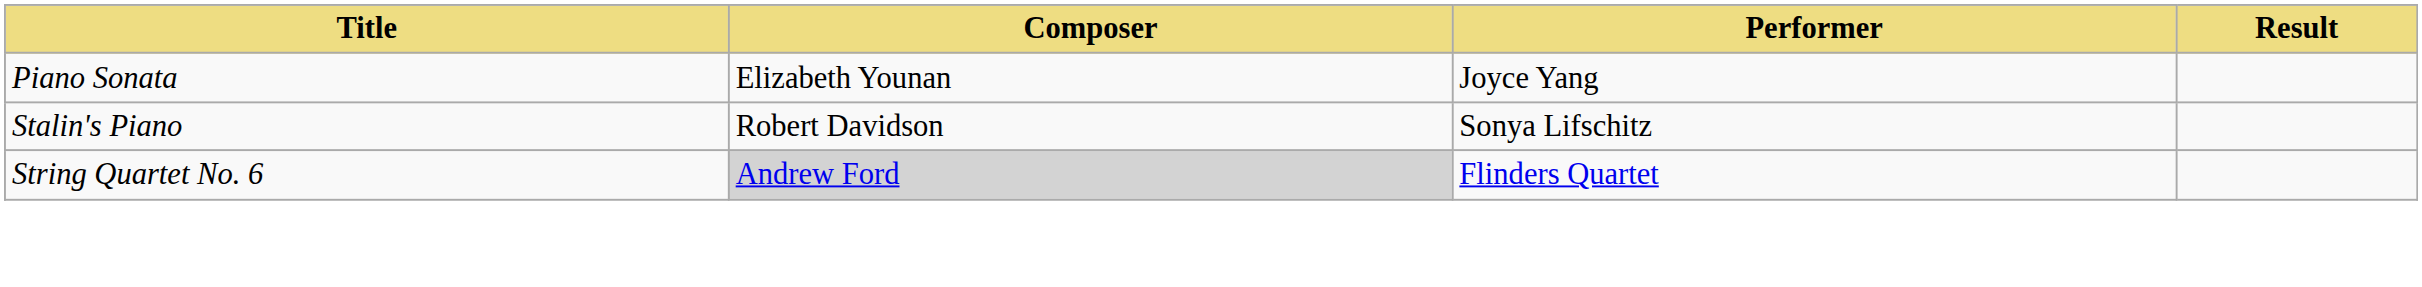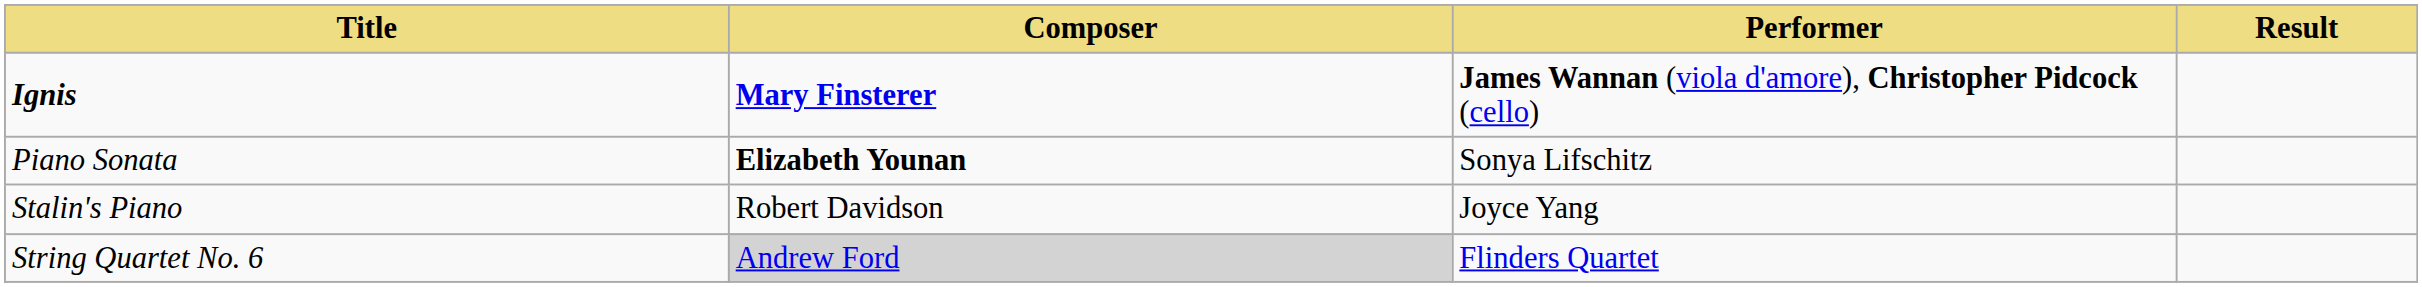+ row: (44, 94)
(843, 77) normal -> (851, 160) bold
(1529, 77) Joyce Yang -> (1556, 160) Sonya Lifschitz
(1556, 125) Sonya Lifschitz -> (1529, 208) Joyce Yang
